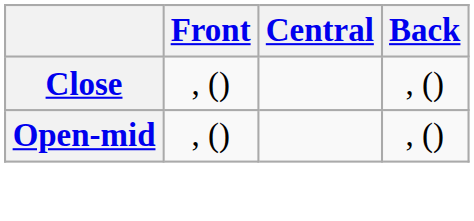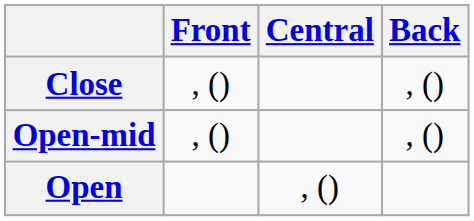+ row: (84, 187)
